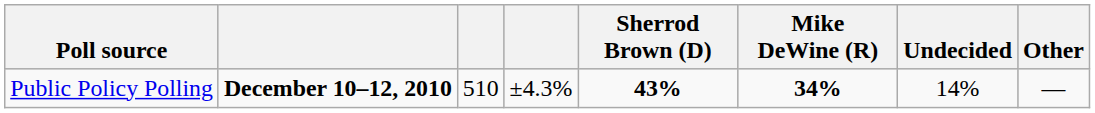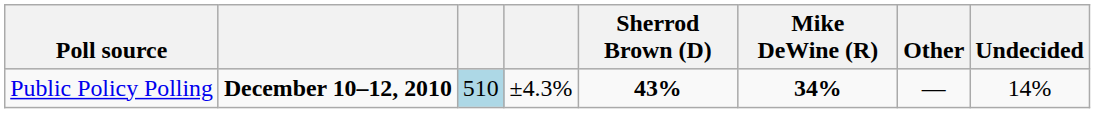columns swapped: (1053, 50) <-> (958, 50)
(481, 88) no background -> (481, 88) lightblue background
